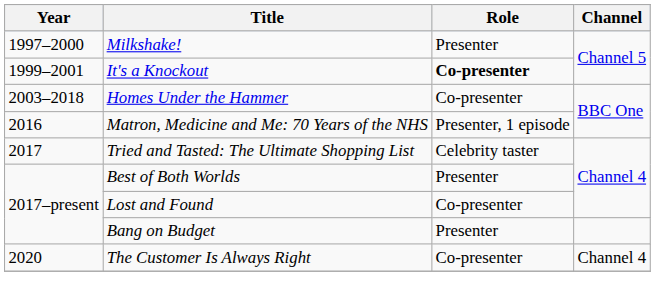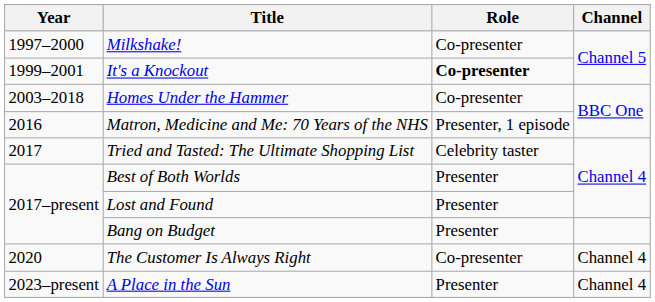(467, 44) Presenter -> (479, 44) Co-presenter
(479, 204) Co-presenter -> (467, 204) Presenter
+ row: (169, 284)
